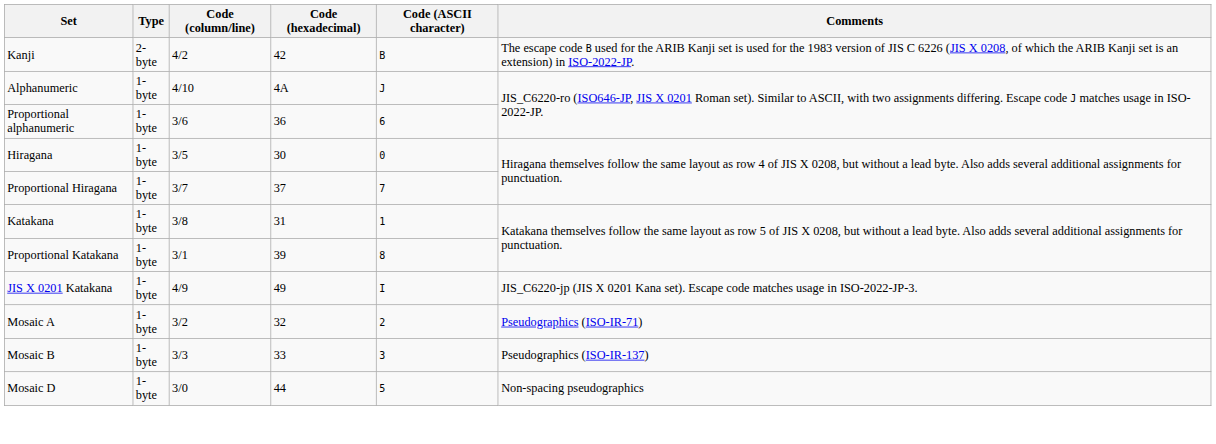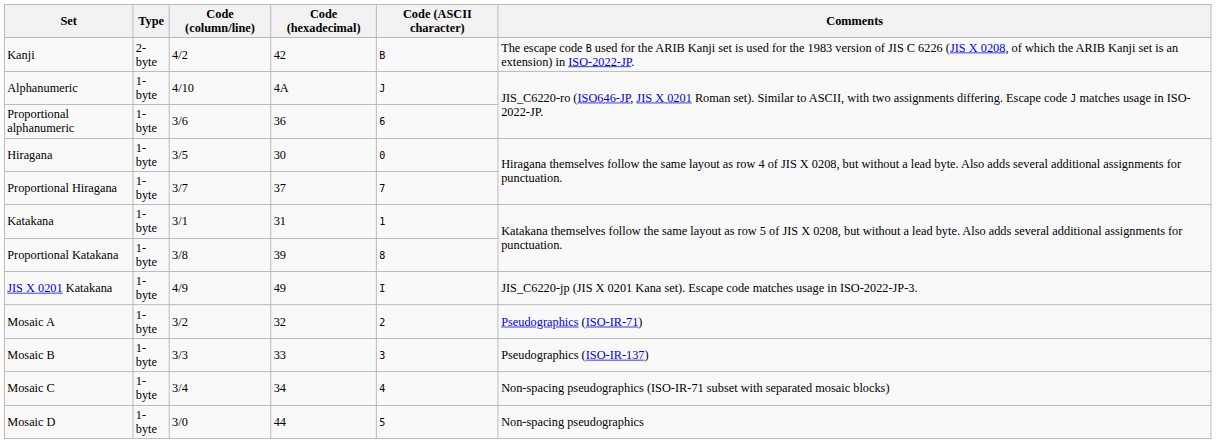(180, 221) 3/8 -> (180, 221) 3/1
(180, 254) 3/1 -> (180, 254) 3/8
+ row: (31, 388)
